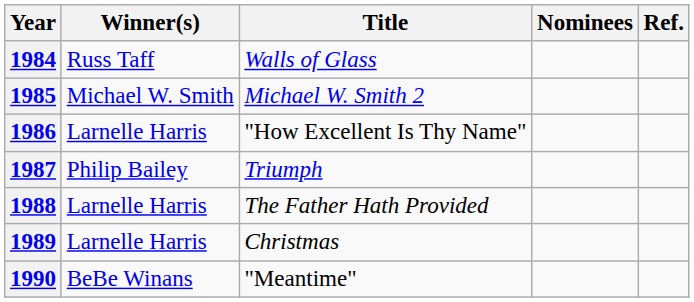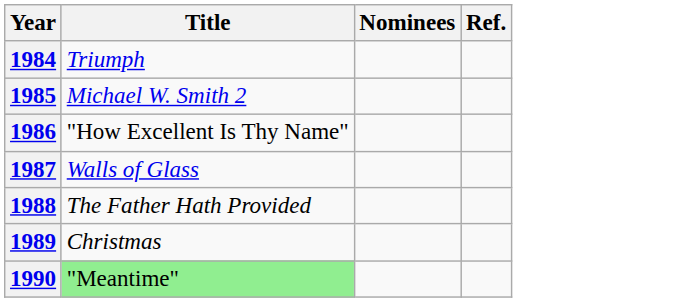- column: (150, 22)
(311, 59) Walls of Glass -> (106, 59) Triumph
(283, 168) Triumph -> (133, 168) Walls of Glass
(301, 278) no background -> (123, 278) lightgreen background
